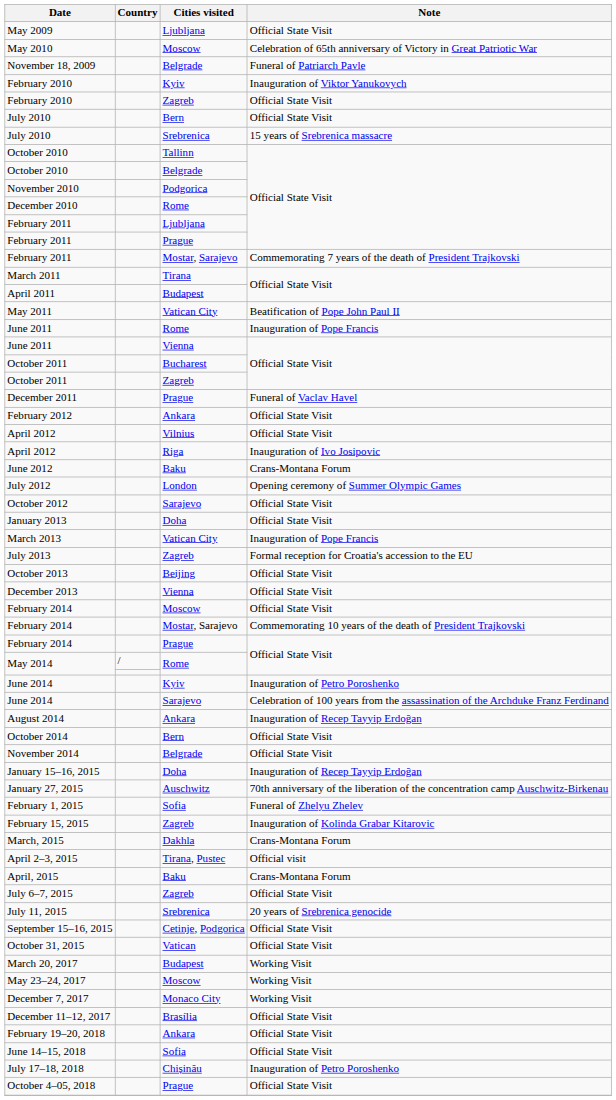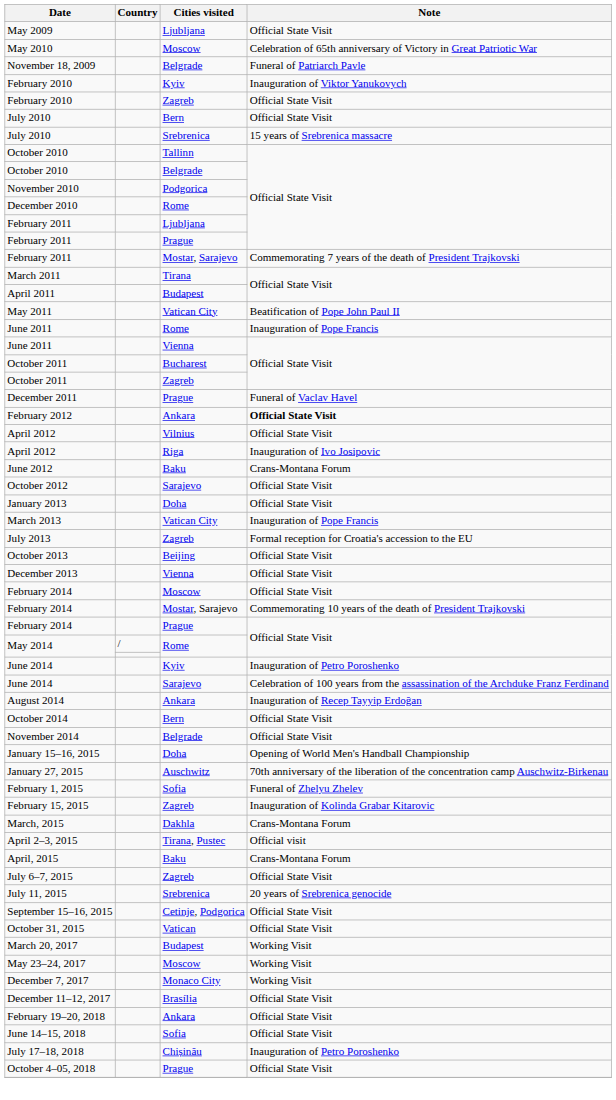(291, 415) normal -> (293, 415) bold
- row: (29, 485)
(336, 771) Inauguration of Recep Tayyip Erdoğan -> (360, 753) Opening of World Men's Handball Championship
